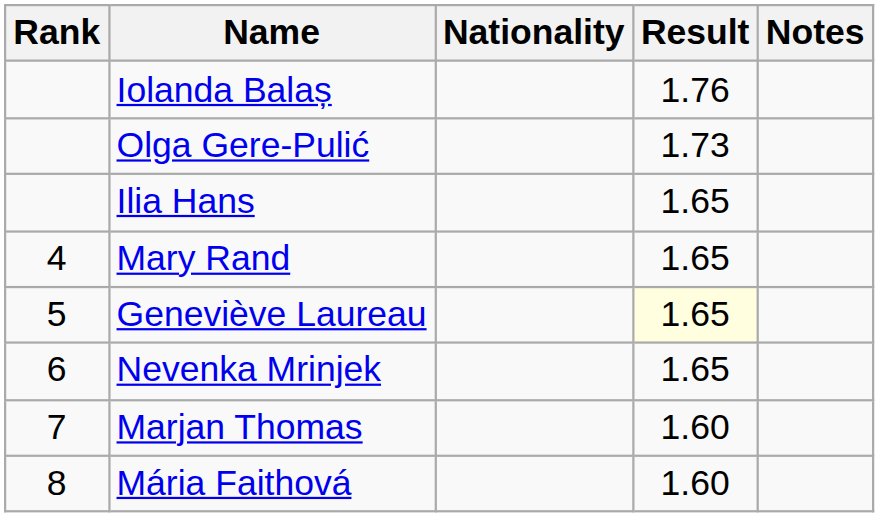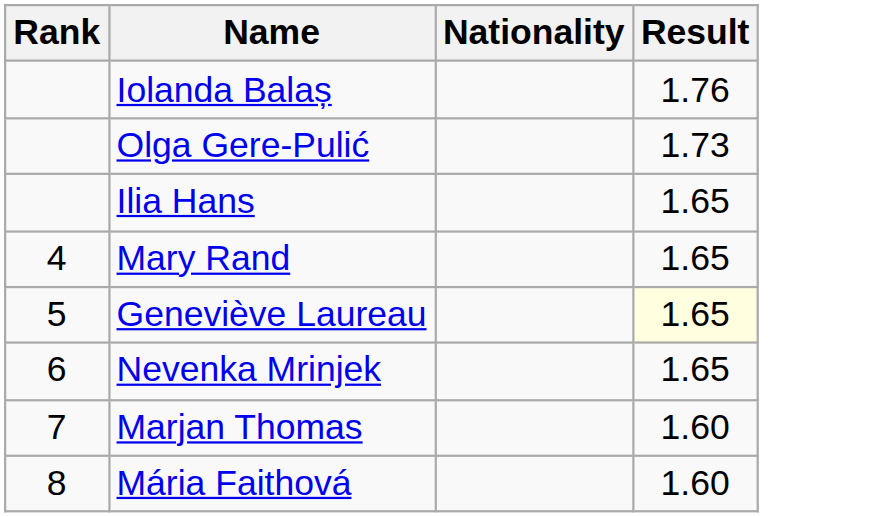- column: (815, 32)
